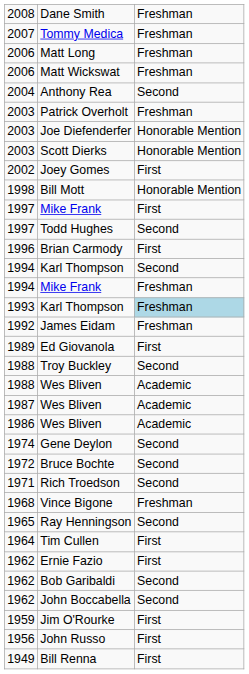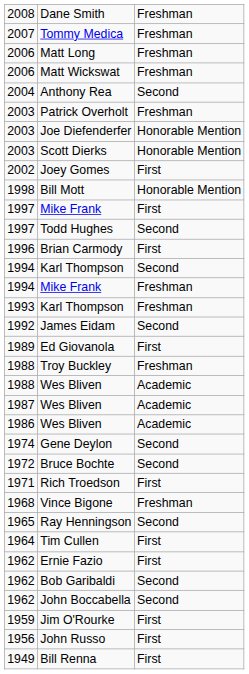(165, 307) lightblue background -> (165, 307) no background
(165, 326) Freshman -> (158, 326) Second
(158, 365) Second -> (165, 365) Freshman
(158, 483) Second -> (149, 483) First
